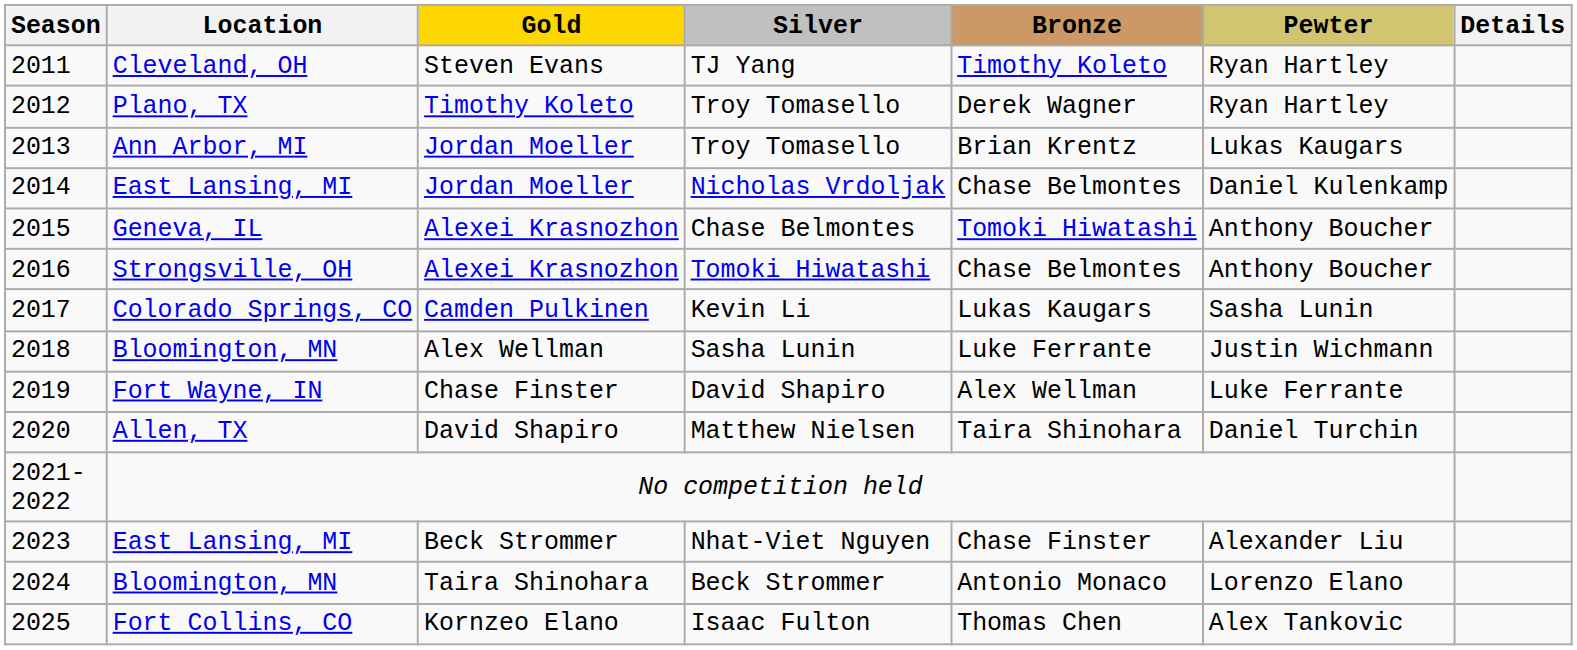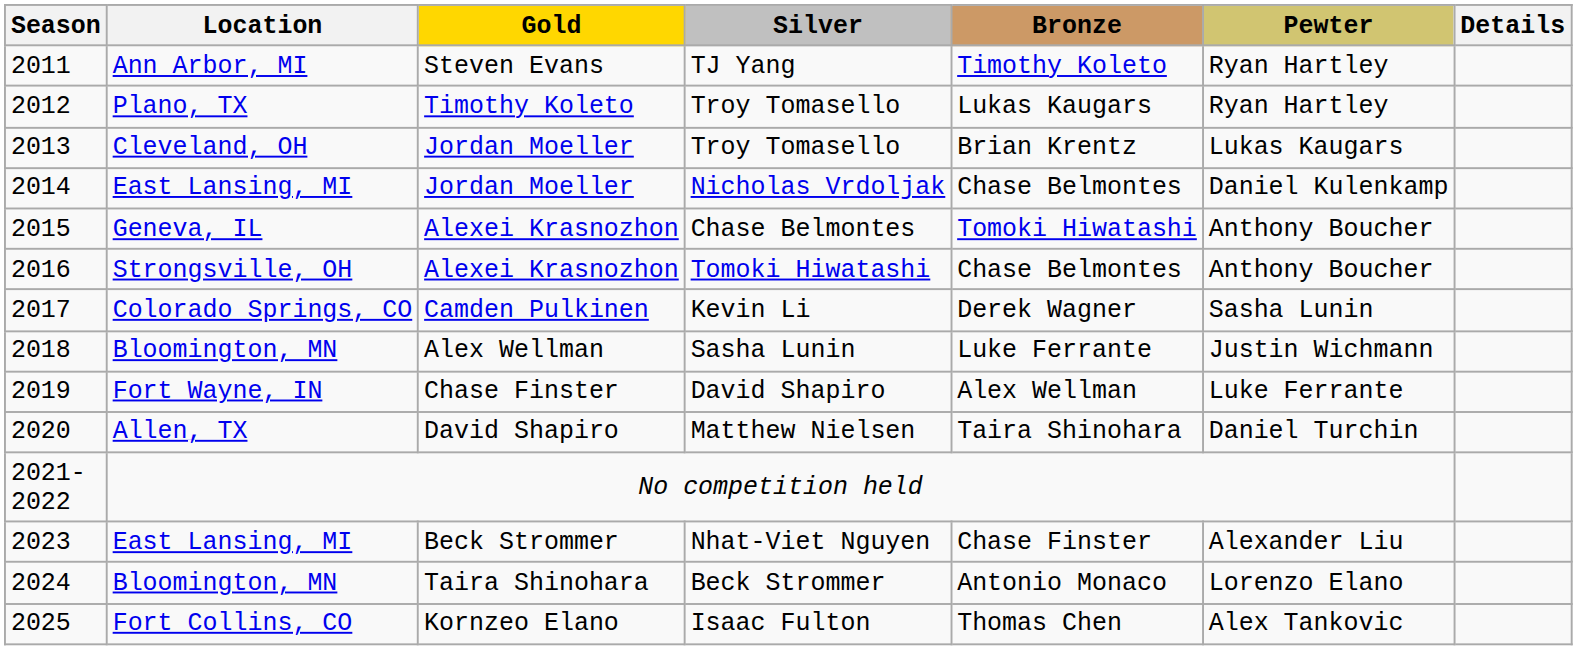(210, 66) Cleveland, OH -> (210, 66) Ann Arbor, MI
(1047, 107) Derek Wagner -> (1055, 107) Lukas Kaugars
(210, 147) Ann Arbor, MI -> (210, 147) Cleveland, OH
(1055, 310) Lukas Kaugars -> (1047, 310) Derek Wagner
